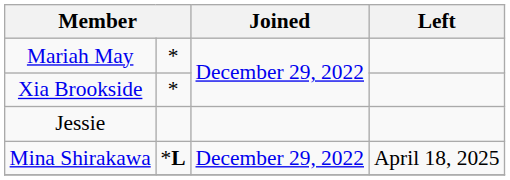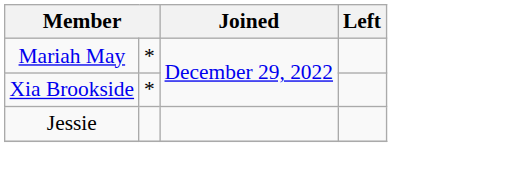- row: (80, 157)
